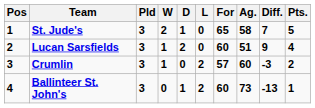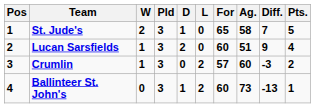columns swapped: (147, 13) <-> (168, 13)
